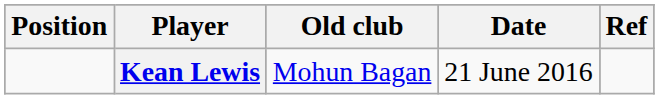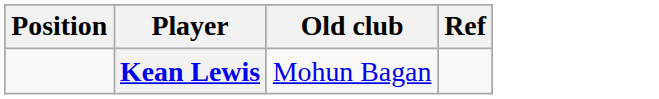- column: (518, 26)
